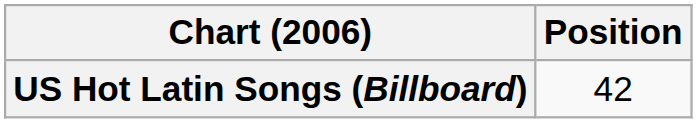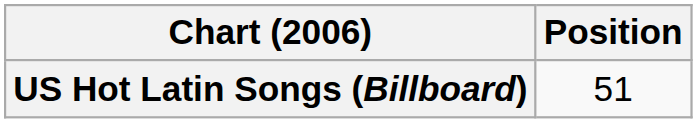(613, 88) 42 -> (613, 88) 51
